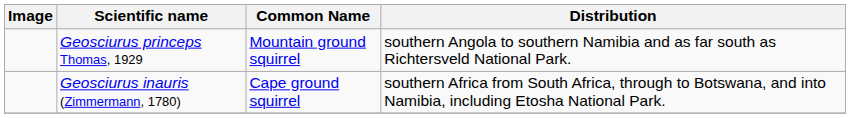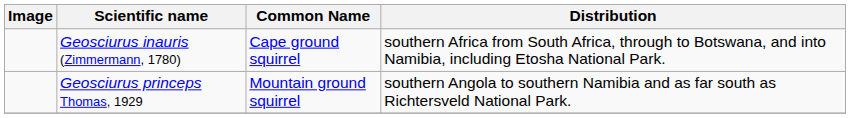rows swapped: (124, 92) <-> (131, 50)
